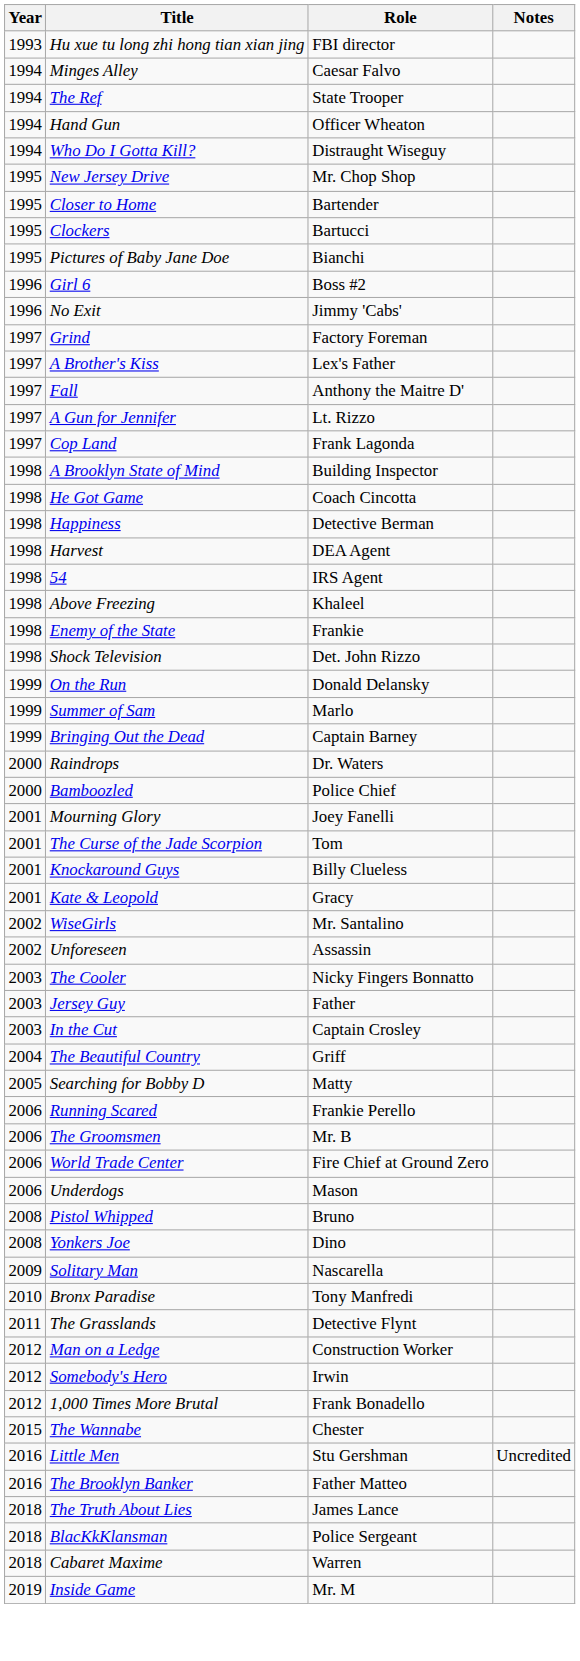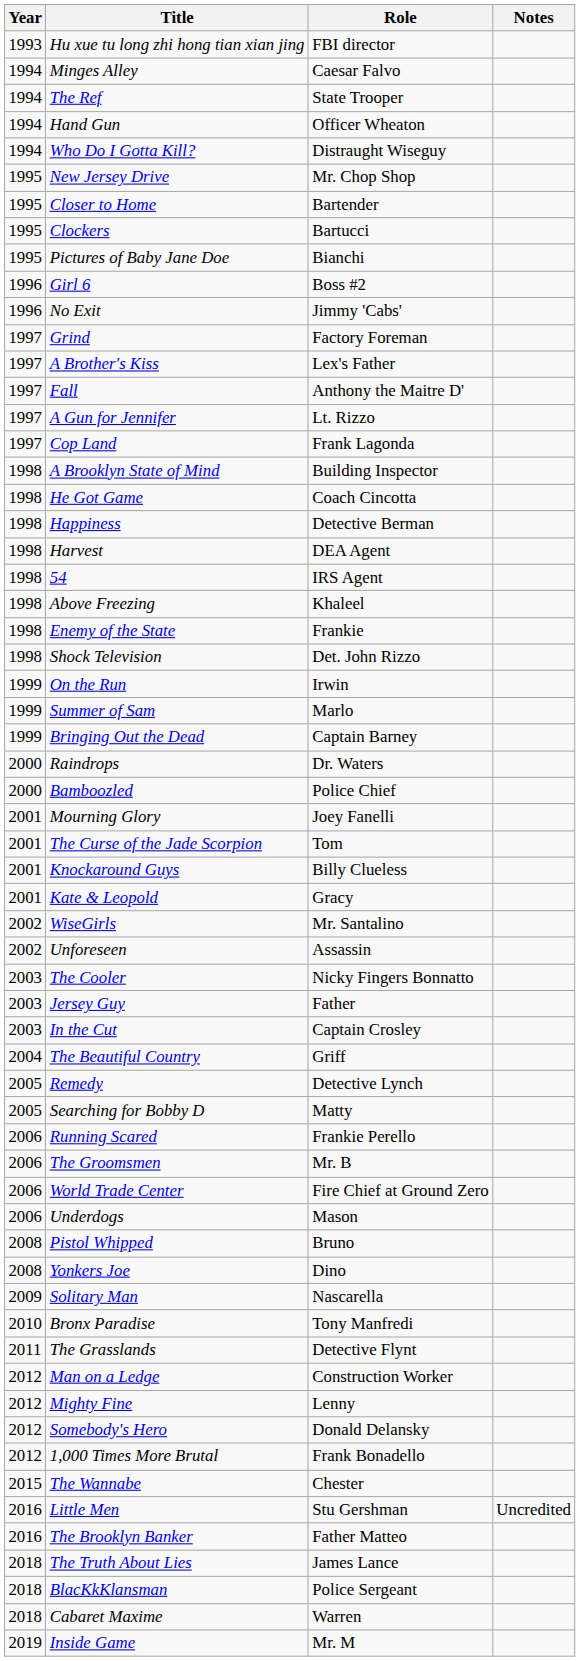(371, 683) Donald Delansky -> (330, 683) Irwin
+ row: (76, 1083)
+ row: (91, 1403)
(330, 1376) Irwin -> (371, 1429) Donald Delansky
